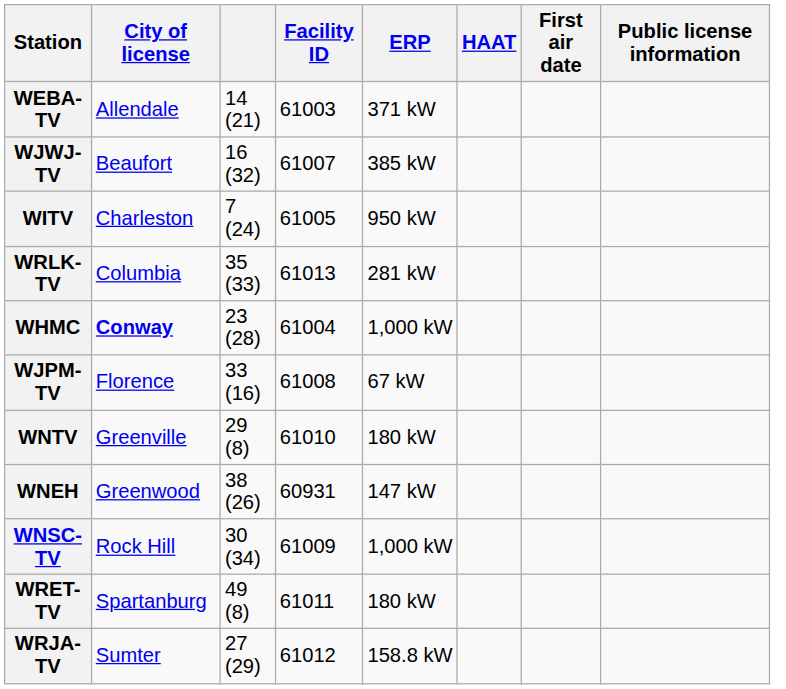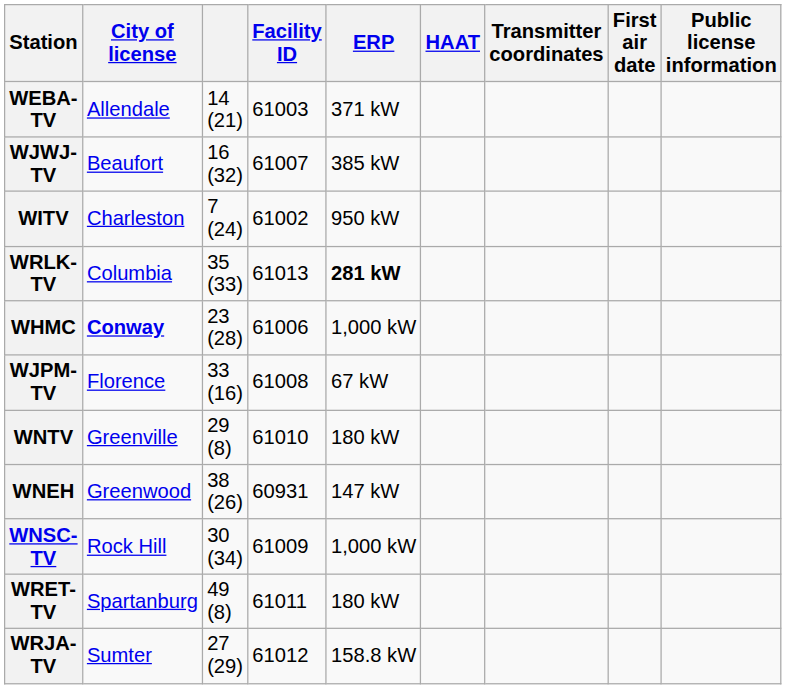+ column: (546, 43)
(308, 218) 61005 -> (280, 218) 61002
(402, 273) normal -> (366, 273) bold
(308, 327) 61004 -> (280, 327) 61006
